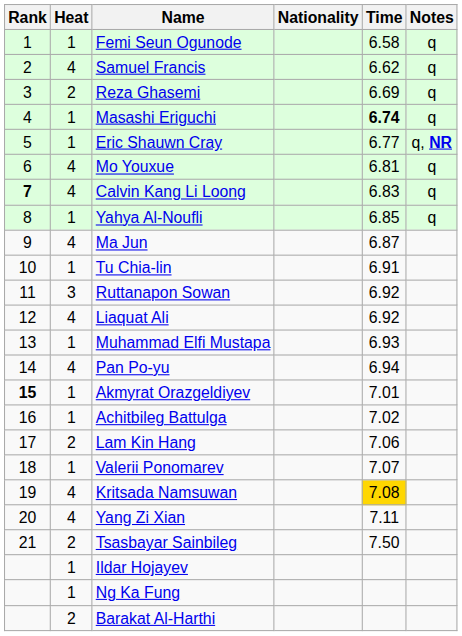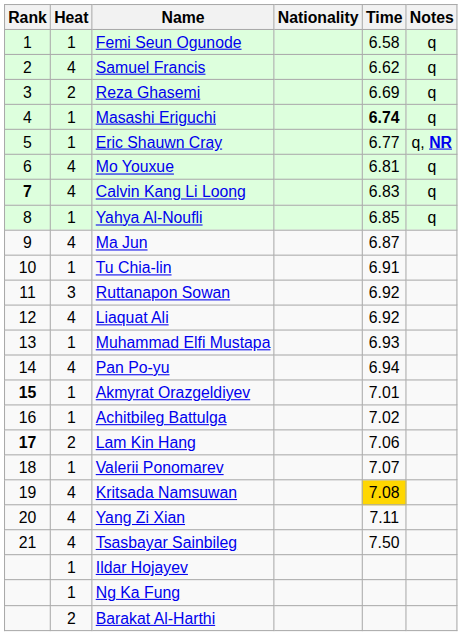(27, 443) normal -> (27, 443) bold
(71, 543) 2 -> (71, 543) 4
